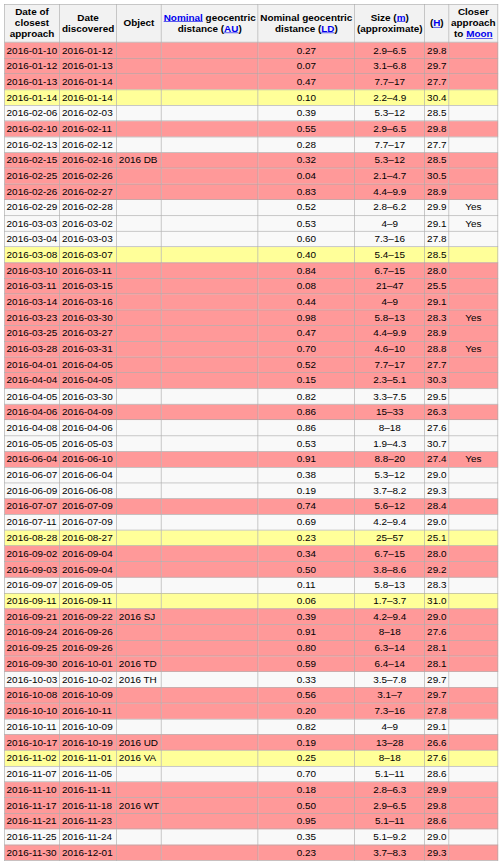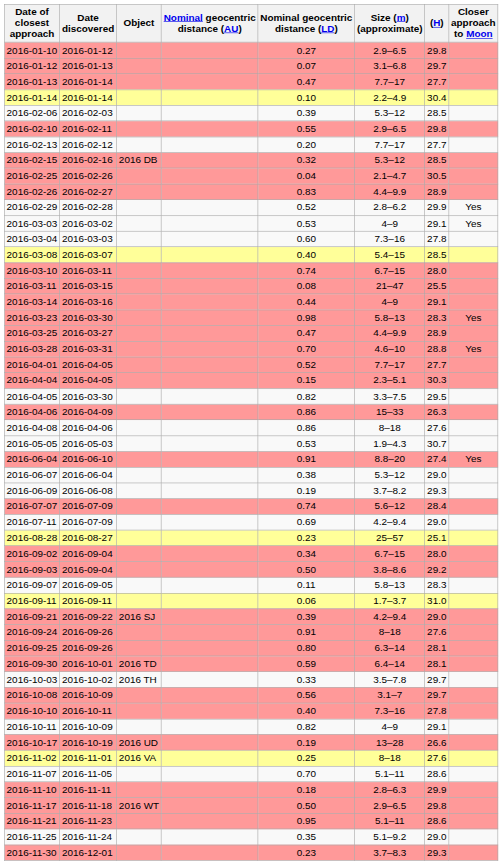(306, 144) 0.28 -> (306, 144) 0.20
(306, 270) 0.84 -> (306, 270) 0.74
(306, 711) 0.20 -> (306, 711) 0.40
